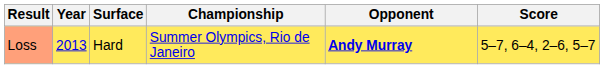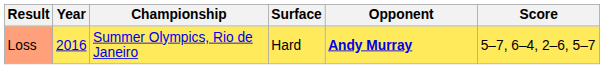columns swapped: (236, 15) <-> (118, 15)
(71, 44) 2013 -> (71, 44) 2016
